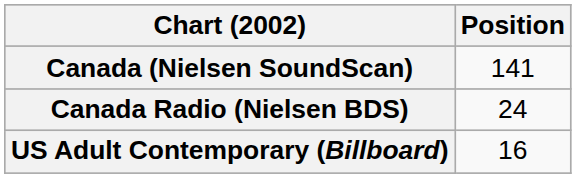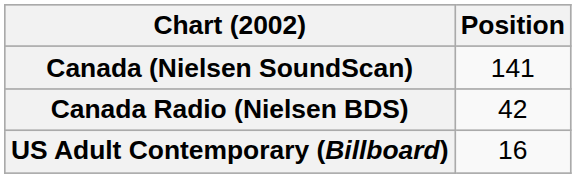(513, 109) 24 -> (513, 109) 42
